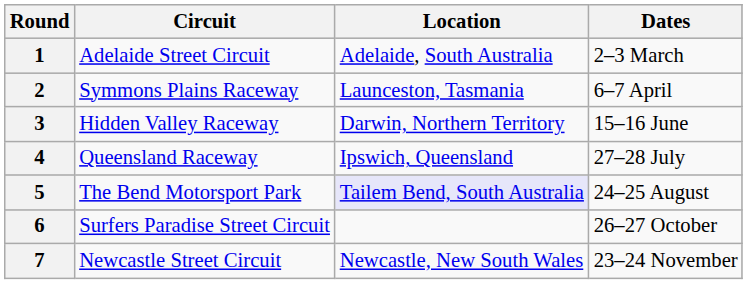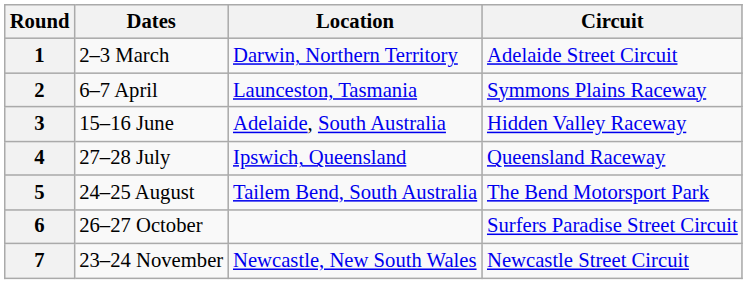columns swapped: (205, 21) <-> (666, 21)
(446, 55) Adelaide, South Australia -> (345, 55) Darwin, Northern Territory
(452, 123) Darwin, Northern Territory -> (339, 123) Adelaide, South Australia
(462, 191) lavender background -> (355, 191) no background
